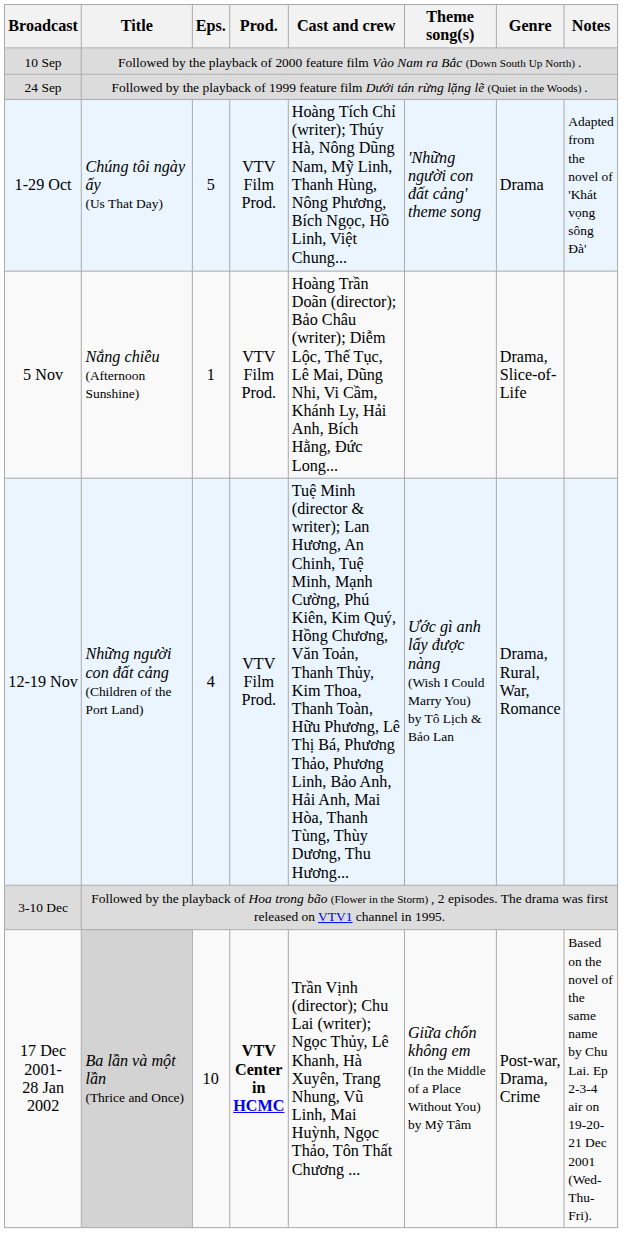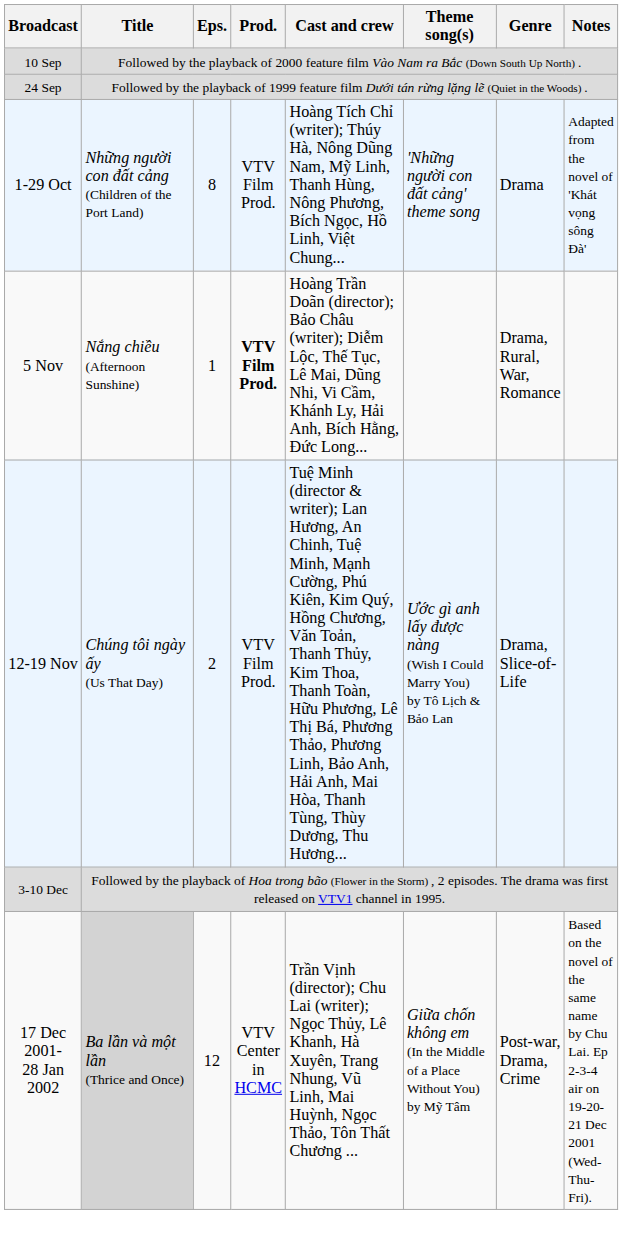(135, 185) Chúng tôi ngày ấy (Us That Day) -> (128, 185) Những người con đất cảng (Children of the Port Land)
(211, 185) 5 -> (212, 185) 8
(259, 374) normal -> (258, 365) bold
(528, 374) Drama, Slice-of-Life -> (530, 365) Drama, Rural, War, Romance
(128, 681) Những người con đất cảng (Children of the Port Land) -> (135, 663) Chúng tôi ngày ấy (Us That Day)
(211, 681) 4 -> (212, 663) 2
(530, 681) Drama, Rural, War, Romance -> (528, 663) Drama, Slice-of-Life
(211, 1078) 10 -> (212, 1060) 12
(259, 1078) bold -> (258, 1060) normal
